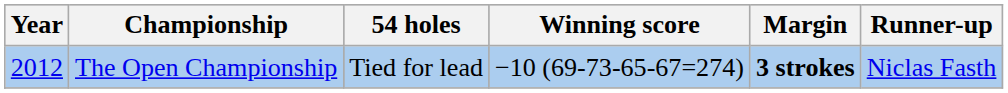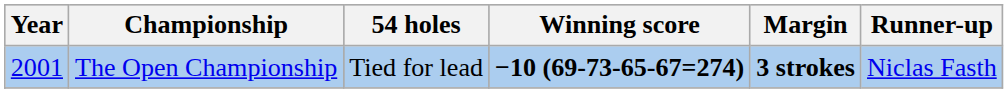(37, 66) 2012 -> (37, 66) 2001
(619, 66) normal -> (620, 66) bold
